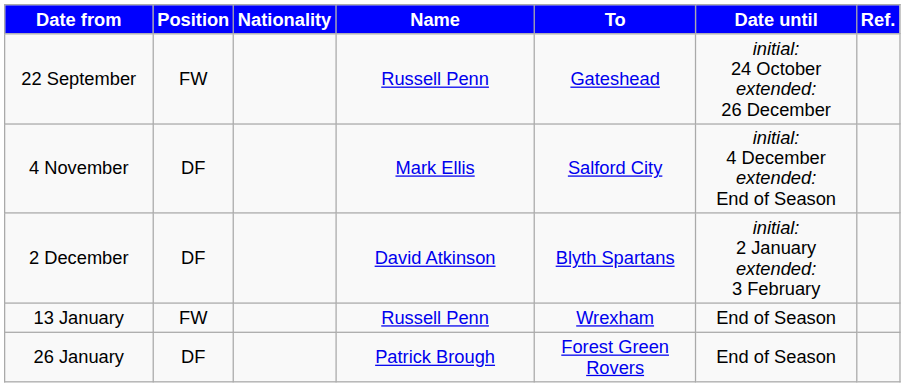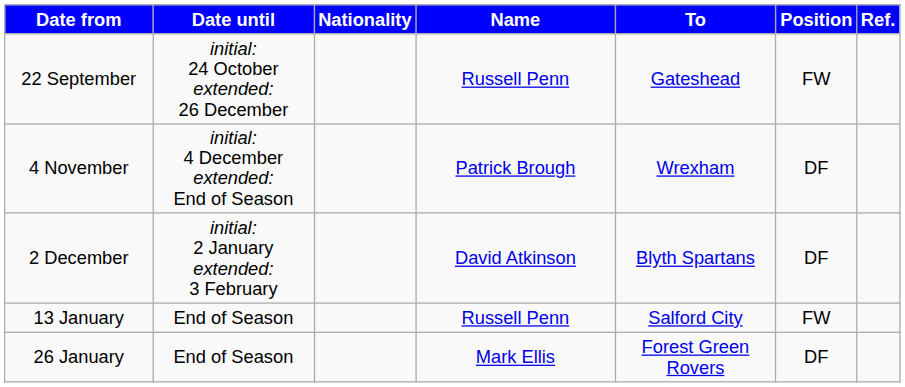columns swapped: (193, 19) <-> (776, 19)
(435, 169) Mark Ellis -> (515, 169) Patrick Brough
(615, 169) Salford City -> (695, 169) Wrexham
(615, 318) Wrexham -> (695, 318) Salford City
(435, 357) Patrick Brough -> (515, 357) Mark Ellis
